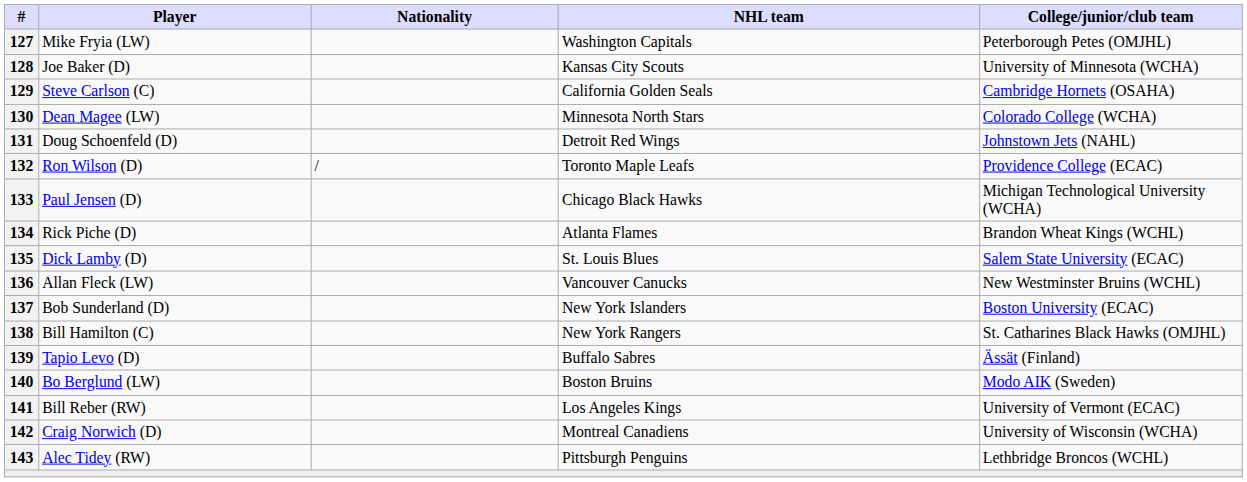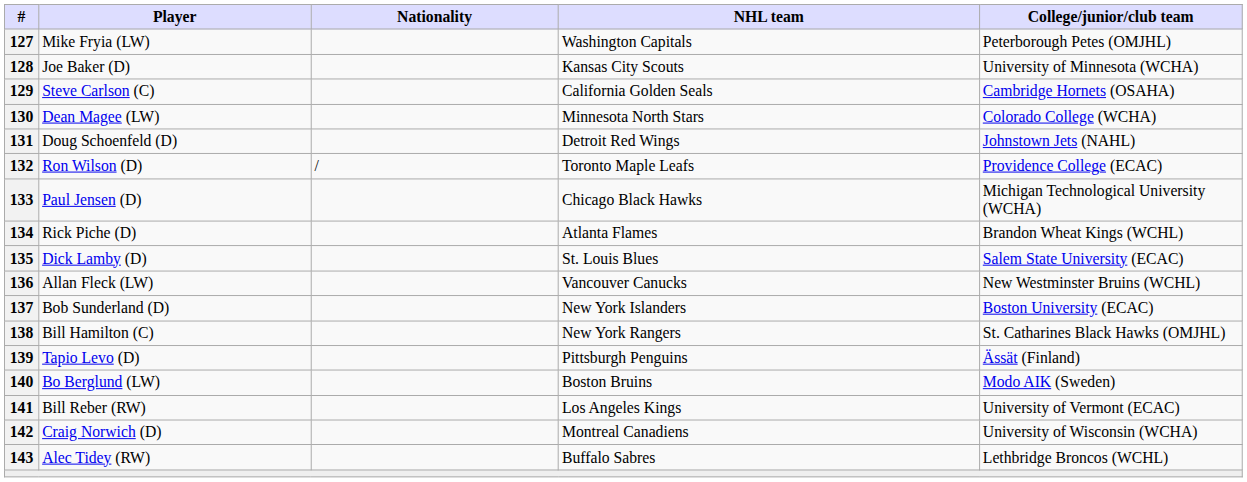(609, 357) Buffalo Sabres -> (625, 357) Pittsburgh Penguins
(625, 457) Pittsburgh Penguins -> (609, 457) Buffalo Sabres
